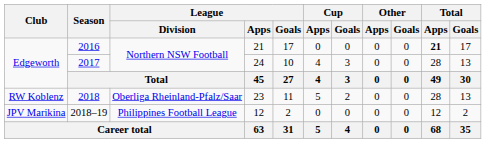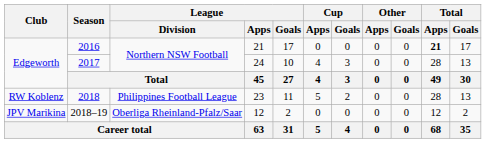(177, 96) Oberliga Rheinland-Pfalz/Saar -> (177, 96) Philippines Football League
(177, 113) Philippines Football League -> (177, 113) Oberliga Rheinland-Pfalz/Saar
